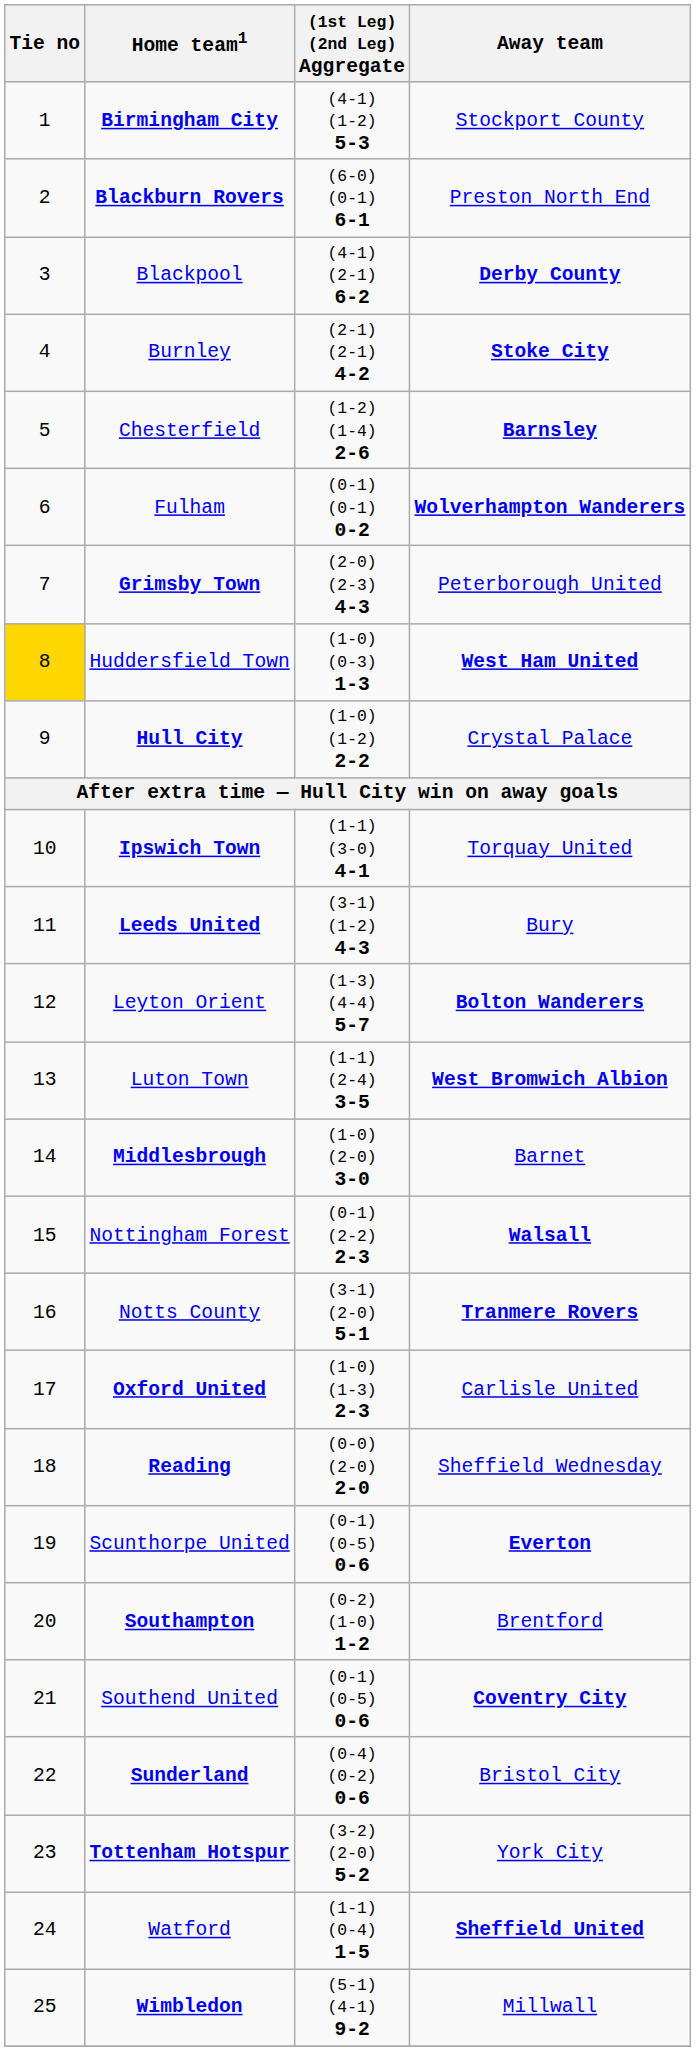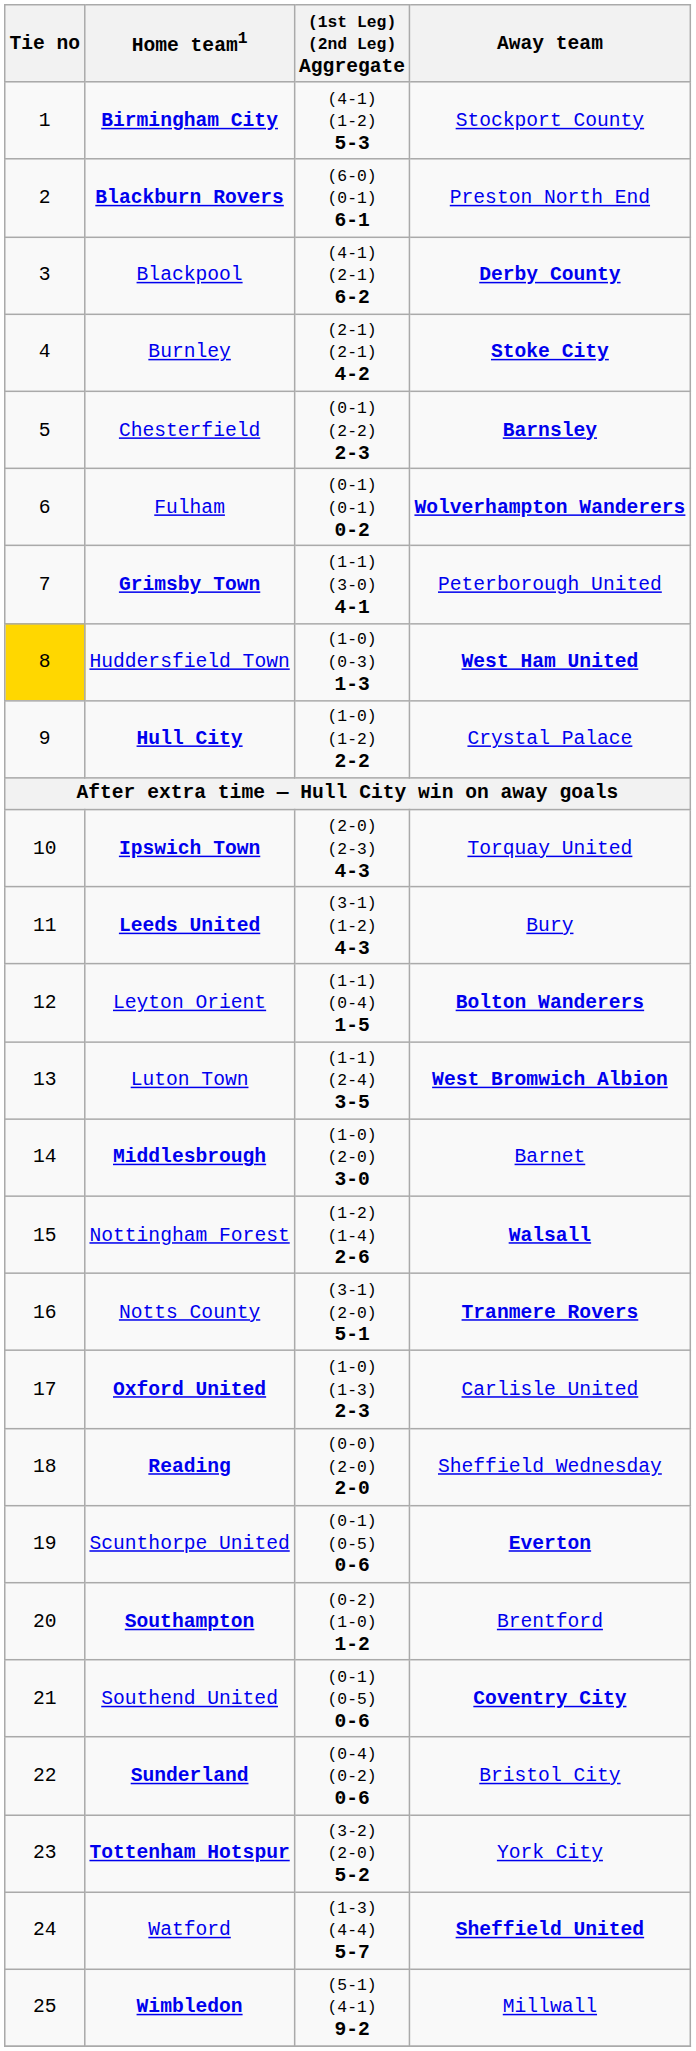(352, 431) (1-2) (1-4) 2-6 -> (352, 431) (0-1) (2-2) 2-3
(352, 586) (2-0) (2-3) 4-3 -> (352, 586) (1-1) (3-0) 4-1
(352, 850) (1-1) (3-0) 4-1 -> (352, 850) (2-0) (2-3) 4-3
(352, 1004) (1-3) (4-4) 5-7 -> (352, 1004) (1-1) (0-4) 1-5
(352, 1236) (0-1) (2-2) 2-3 -> (352, 1236) (1-2) (1-4) 2-6
(352, 1932) (1-1) (0-4) 1-5 -> (352, 1932) (1-3) (4-4) 5-7
